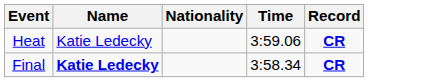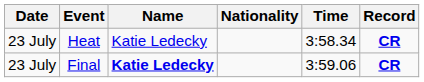+ column: (32, 16)
(276, 40) 3:59.06 -> (331, 40) 3:58.34
(276, 64) 3:58.34 -> (331, 64) 3:59.06
